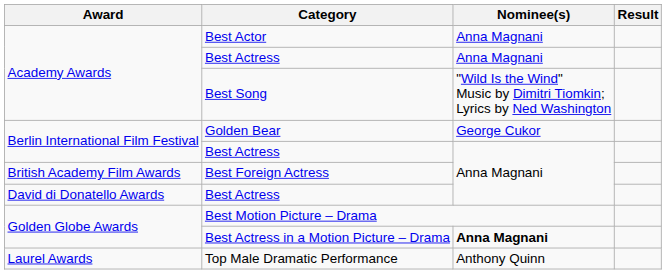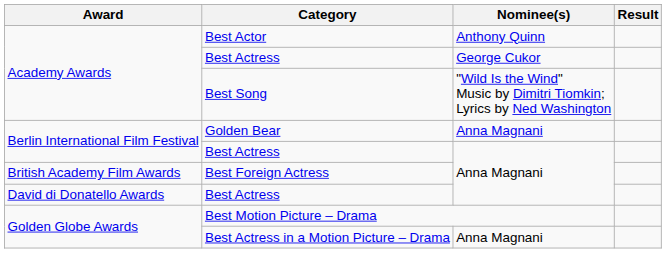(499, 36) Anna Magnani -> (501, 36) Anthony Quinn
(499, 57) Anna Magnani -> (498, 57) George Cukor
(498, 130) George Cukor -> (499, 130) Anna Magnani
(502, 237) bold -> (499, 237) normal
- row: (50, 258)
